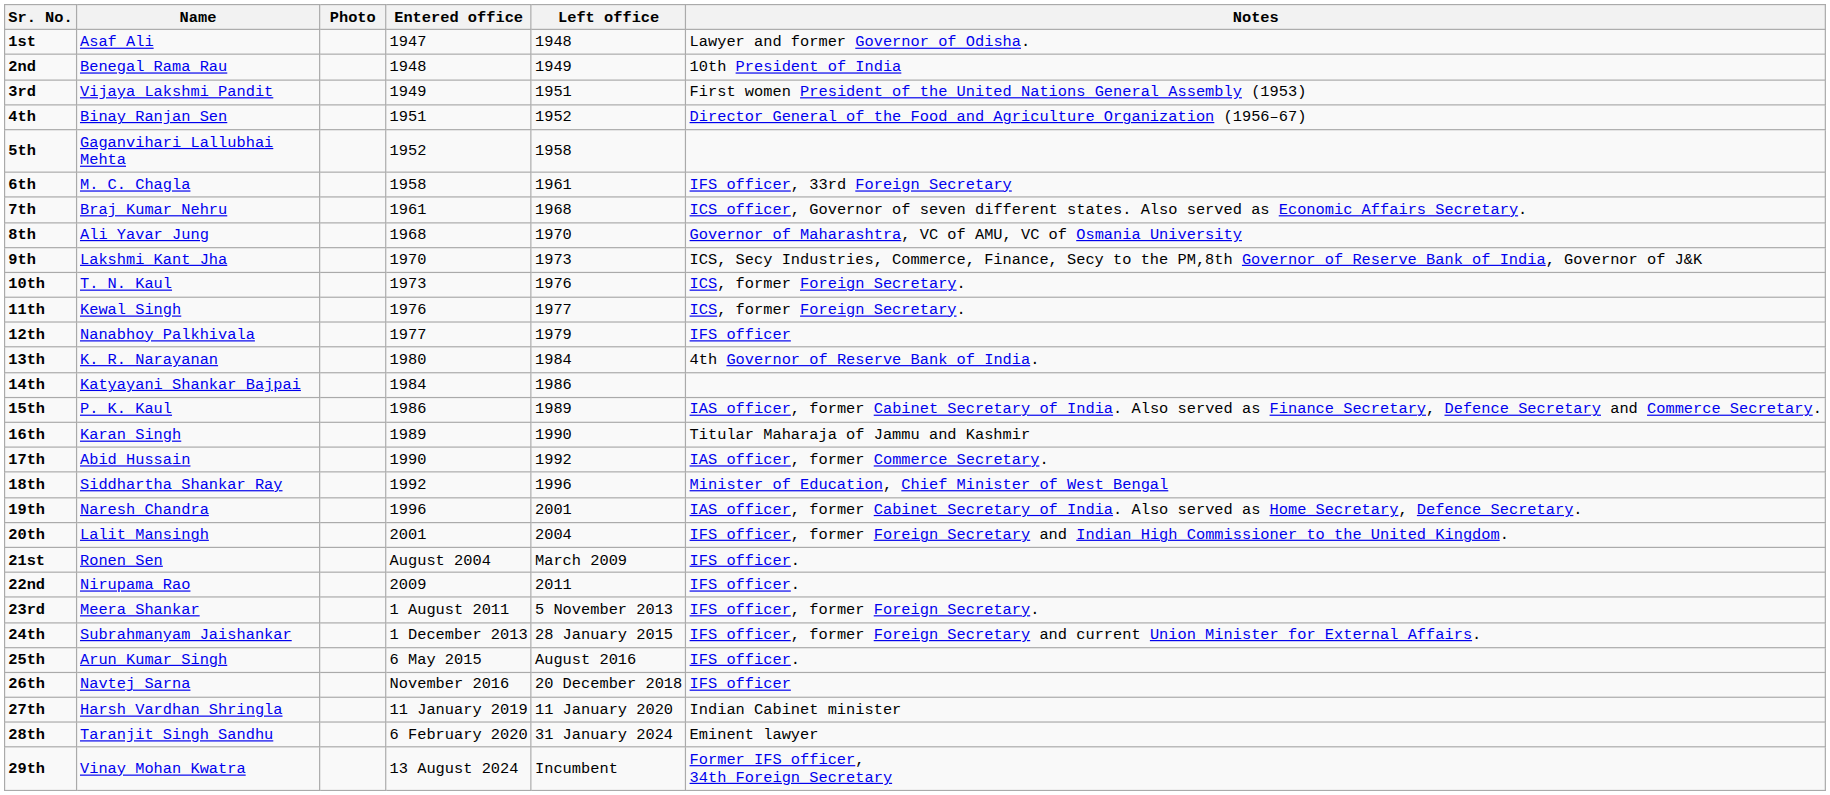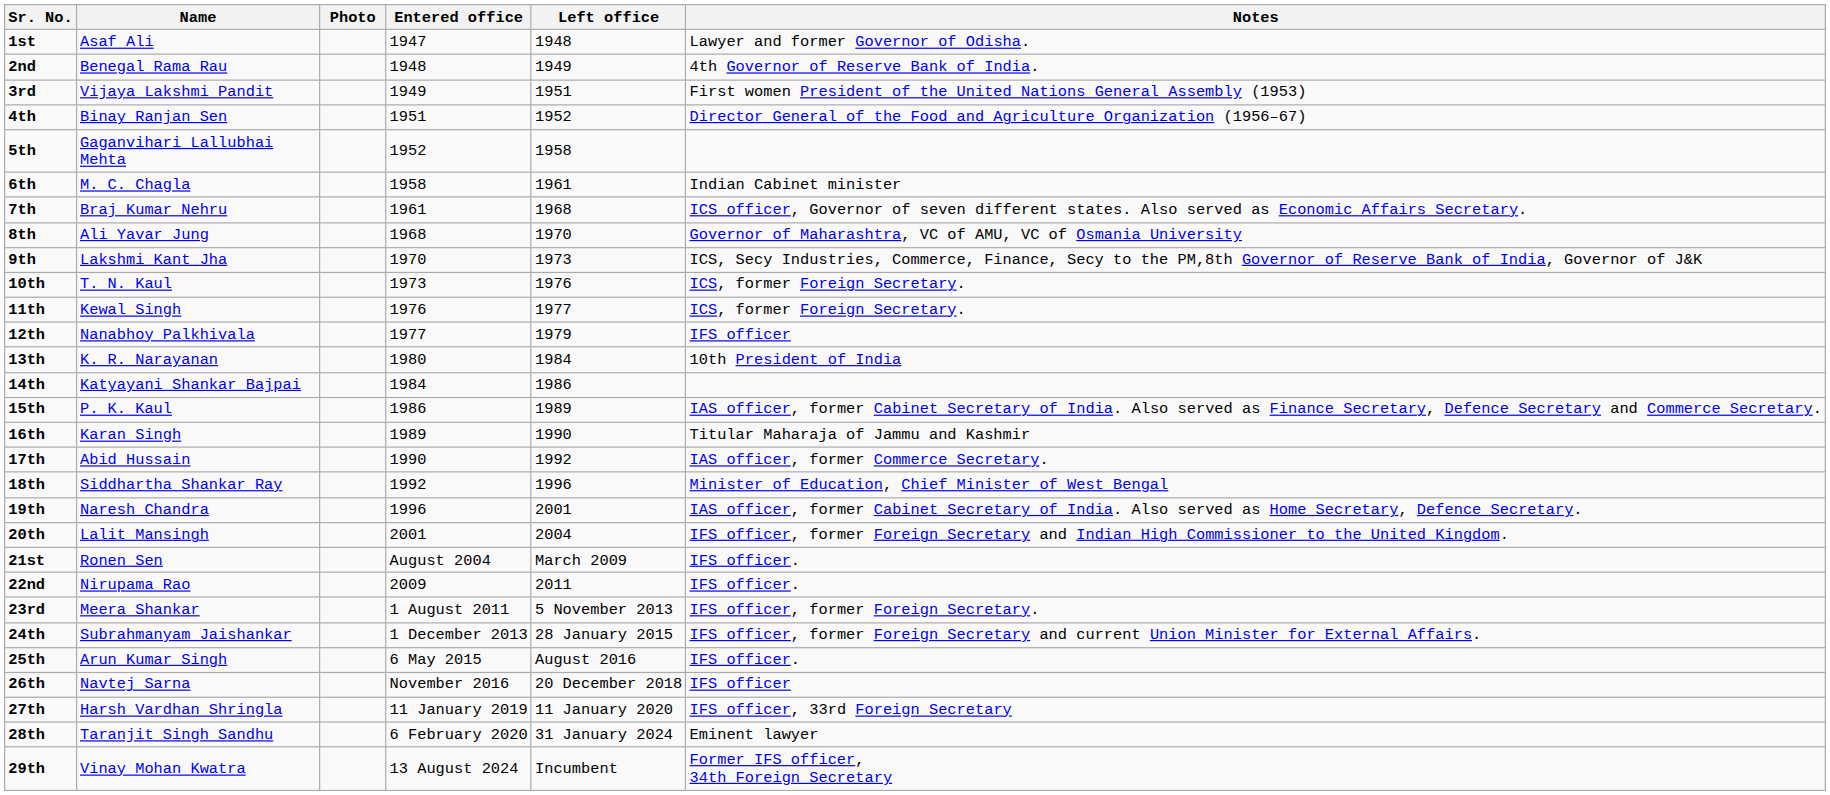(795, 67) 10th President of India -> (865, 67) 4th Governor of Reserve Bank of India.
(851, 185) IFS officer, 33rd Foreign Secretary -> (795, 185) Indian Cabinet minister
(865, 360) 4th Governor of Reserve Bank of India. -> (795, 360) 10th President of India
(795, 710) Indian Cabinet minister -> (851, 710) IFS officer, 33rd Foreign Secretary
